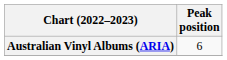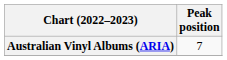(199, 45) 6 -> (199, 45) 7
